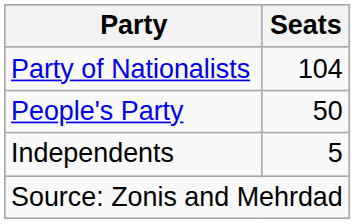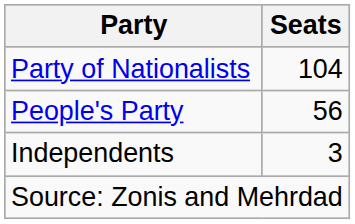(328, 111) 50 -> (328, 111) 56
(335, 153) 5 -> (335, 153) 3
